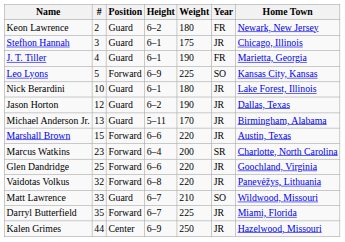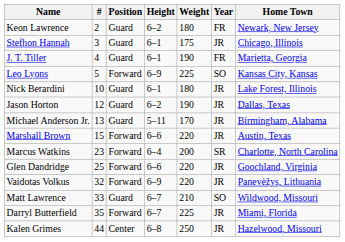(154, 182) 6–8 -> (154, 182) 6–9
(154, 228) 6–9 -> (154, 228) 6–8
